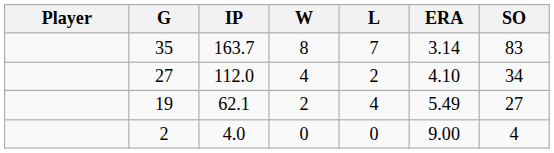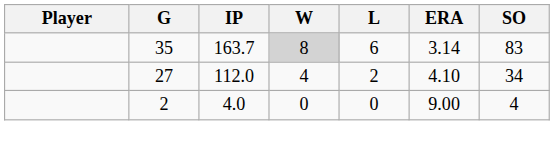(304, 47) no background -> (304, 47) lightgrey background
(374, 47) 7 -> (374, 47) 6
- row: (164, 104)
